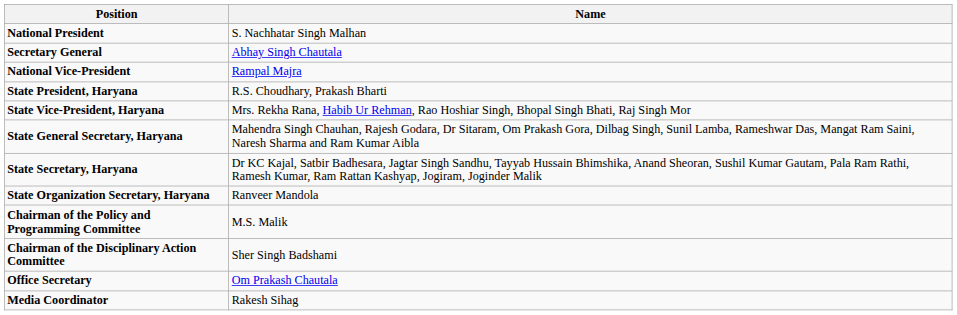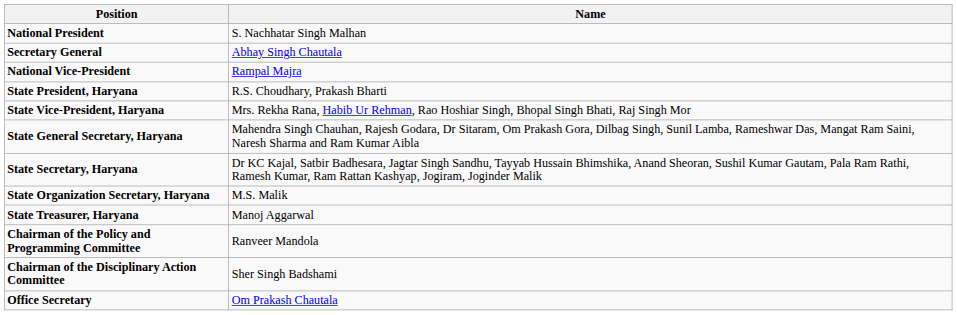(275, 195) Ranveer Mandola -> (260, 195) M.S. Malik
+ row: (73, 215)
(260, 221) M.S. Malik -> (275, 241) Ranveer Mandola
- row: (58, 300)
